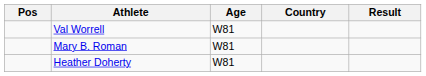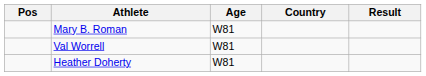rows swapped: (90, 46) <-> (79, 29)
